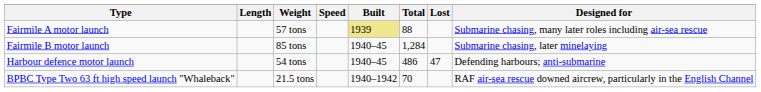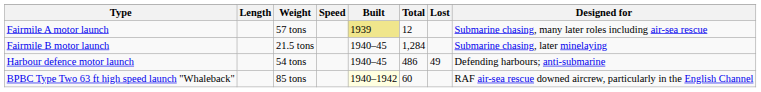(407, 29) 88 -> (407, 29) 12
(291, 45) 85 tons -> (295, 45) 21.5 tons
(435, 62) 47 -> (435, 62) 49
(295, 78) 21.5 tons -> (291, 78) 85 tons
(374, 78) no background -> (374, 78) lightyellow background
(407, 78) 70 -> (407, 78) 60
